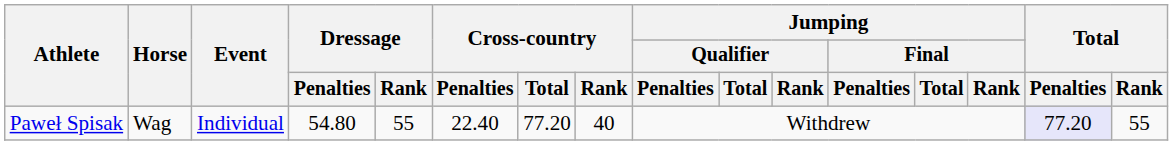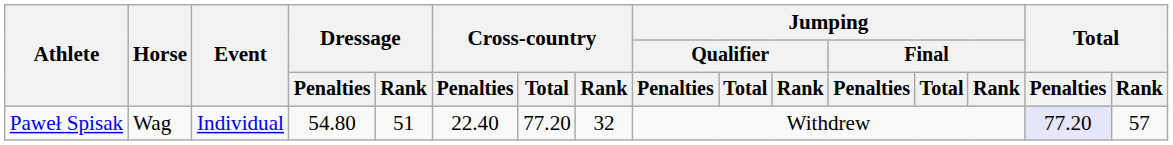(404, 123) 55 -> (404, 123) 51
(604, 123) 40 -> (604, 123) 32
(1139, 123) 55 -> (1139, 123) 57
